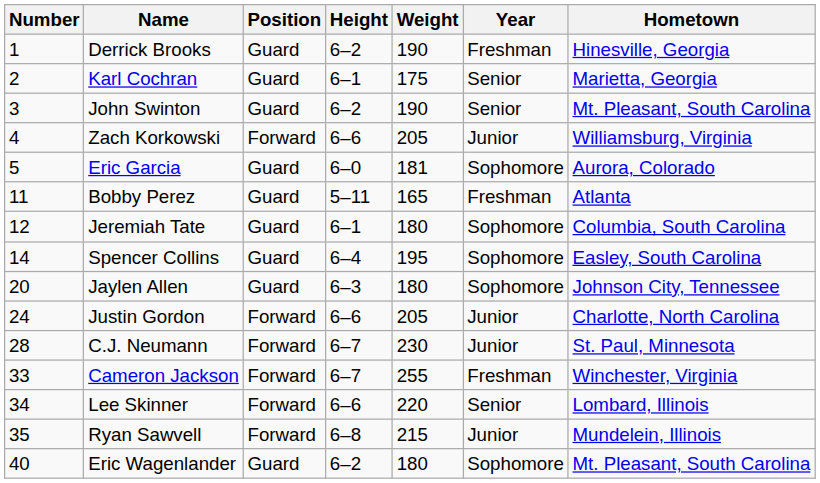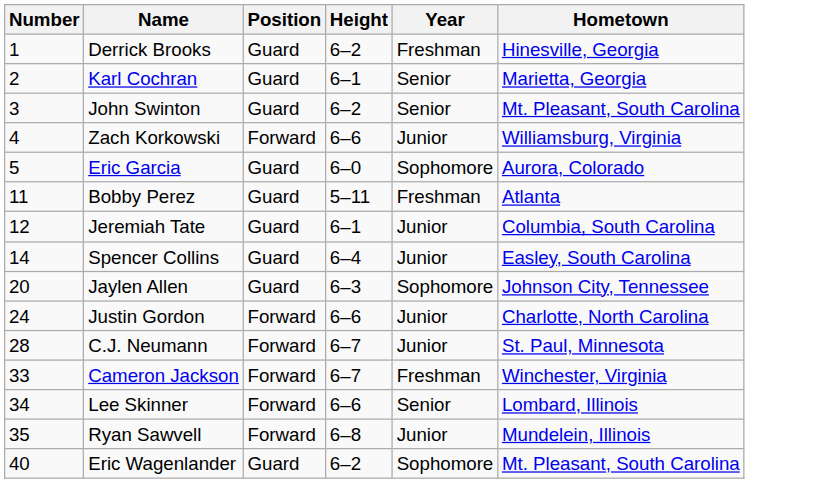- column: (428, 20)
(516, 227) Sophomore -> (422, 227) Junior
(516, 256) Sophomore -> (422, 256) Junior
